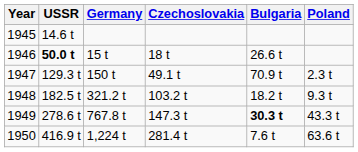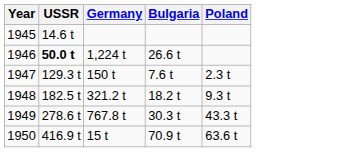- column: (196, 14)
(97, 55) 15 t -> (106, 55) 1,224 t
(266, 75) 70.9 t -> (161, 75) 7.6 t
(266, 116) bold -> (164, 116) normal
(106, 136) 1,224 t -> (97, 136) 15 t
(263, 136) 7.6 t -> (164, 136) 70.9 t
